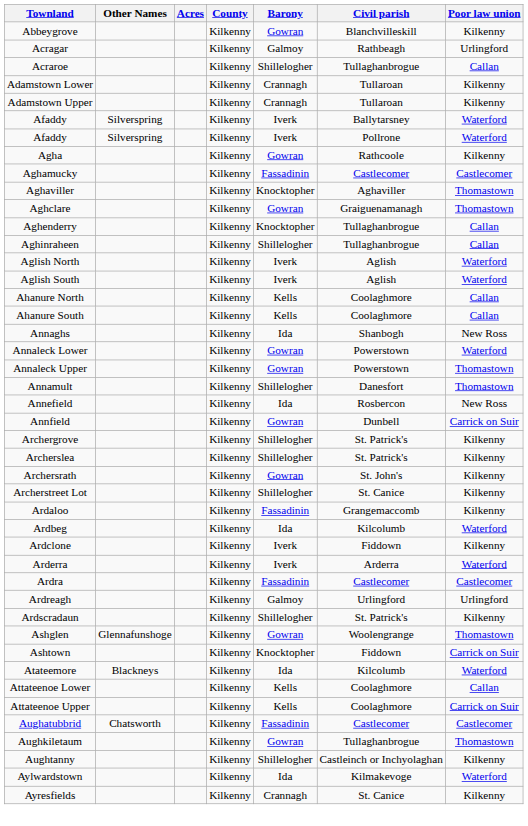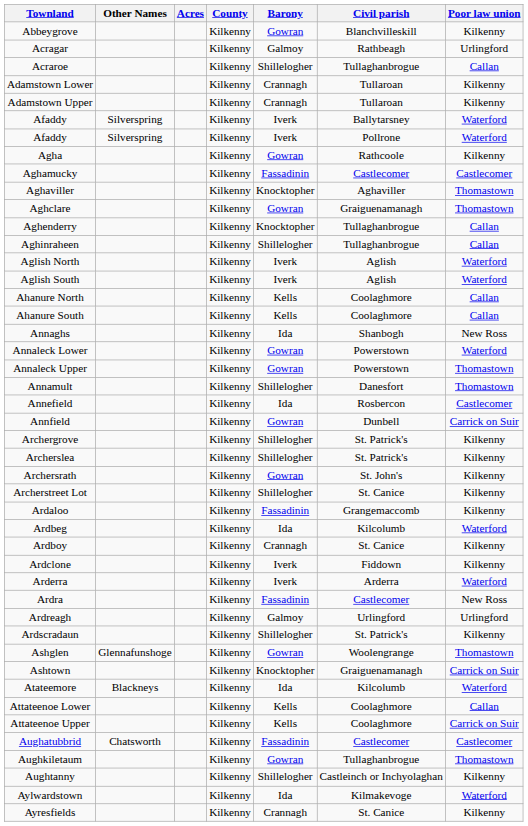(484, 404) New Ross -> (484, 404) Castlecomer
+ row: (50, 546)
(484, 581) Castlecomer -> (484, 599) New Ross
(381, 652) Fiddown -> (381, 670) Graiguenamanagh
